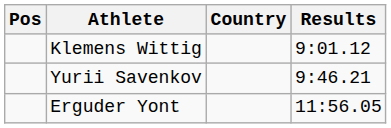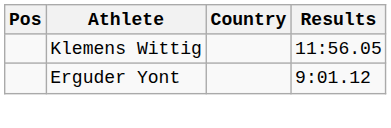(333, 49) 9:01.12 -> (338, 49) 11:56.05
- row: (126, 78)
(338, 108) 11:56.05 -> (333, 78) 9:01.12
